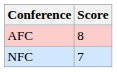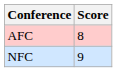(81, 56) 7 -> (81, 56) 9
